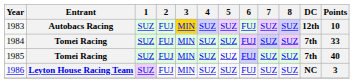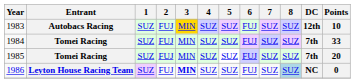(335, 56) 40 -> (336, 56) 20
(186, 71) normal -> (187, 71) bold
(290, 71) no background -> (291, 71) lightblue background
(335, 71) 3 -> (336, 71) 0
